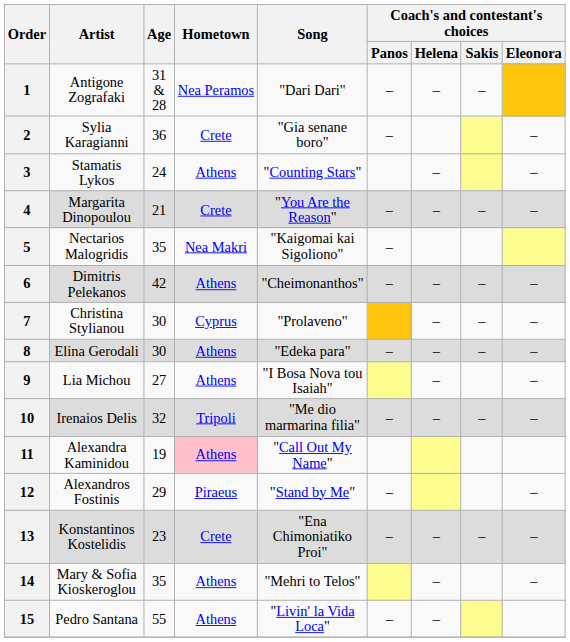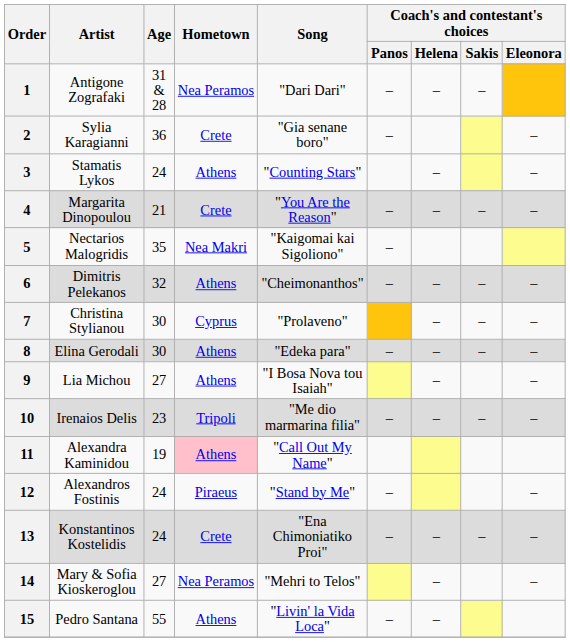(159, 284) 42 -> (159, 284) 32
(159, 417) 32 -> (159, 417) 23
(159, 492) 29 -> (159, 492) 24
(159, 537) 23 -> (159, 537) 24
(159, 582) 35 -> (159, 582) 27
(216, 582) Athens -> (216, 582) Nea Peramos
